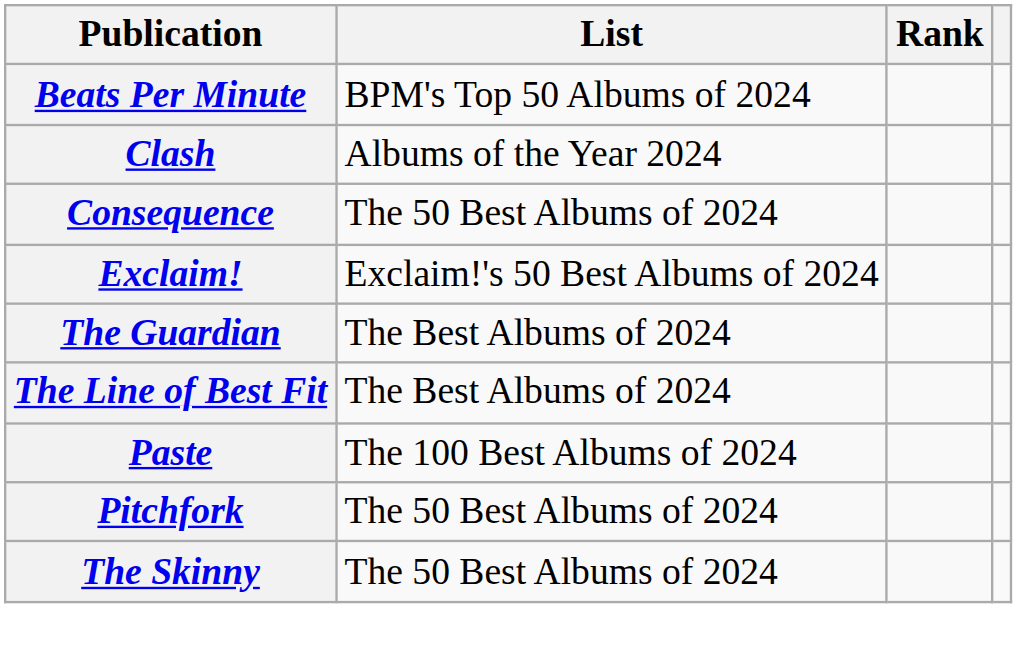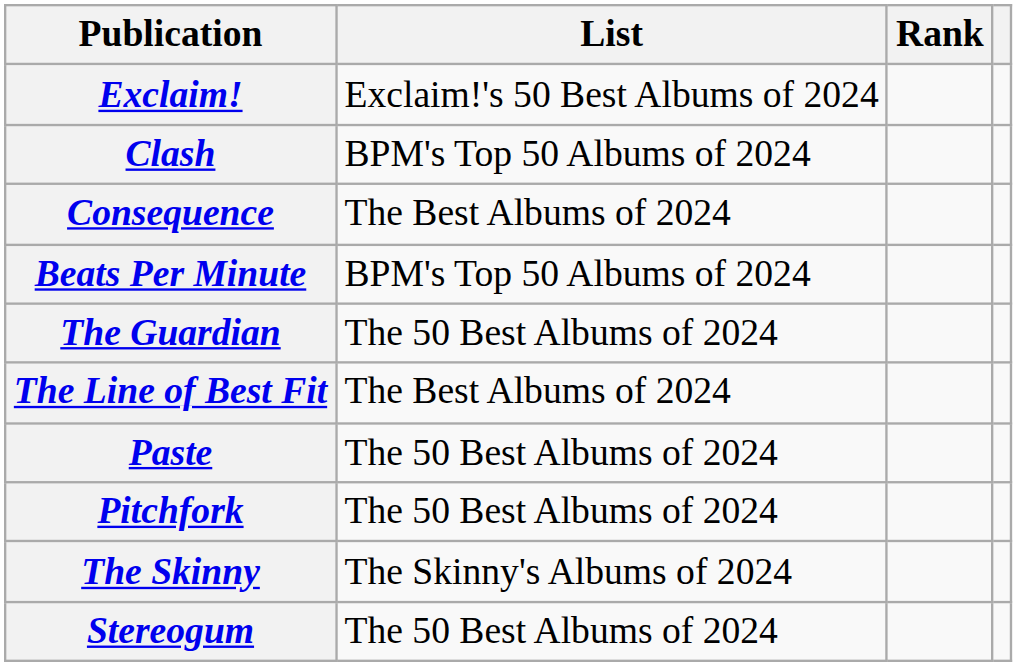rows swapped: (170, 93) <-> (170, 272)
(533, 153) Albums of the Year 2024 -> (578, 153) BPM's Top 50 Albums of 2024
(561, 213) The 50 Best Albums of 2024 -> (538, 213) The Best Albums of 2024
(538, 332) The Best Albums of 2024 -> (561, 332) The 50 Best Albums of 2024
(571, 451) The 100 Best Albums of 2024 -> (561, 451) The 50 Best Albums of 2024
(561, 570) The 50 Best Albums of 2024 -> (568, 570) The Skinny's Albums of 2024
+ row: (170, 630)
